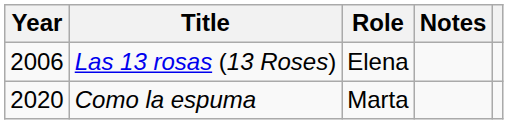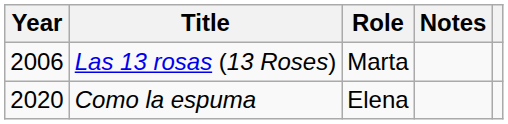(378, 61) Elena -> (378, 61) Marta
(378, 99) Marta -> (378, 99) Elena
